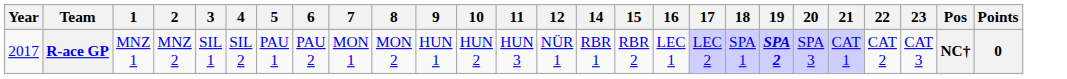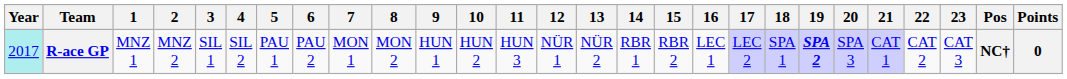+ column: (597, 16)
(24, 51) no background -> (24, 51) paleturquoise background
